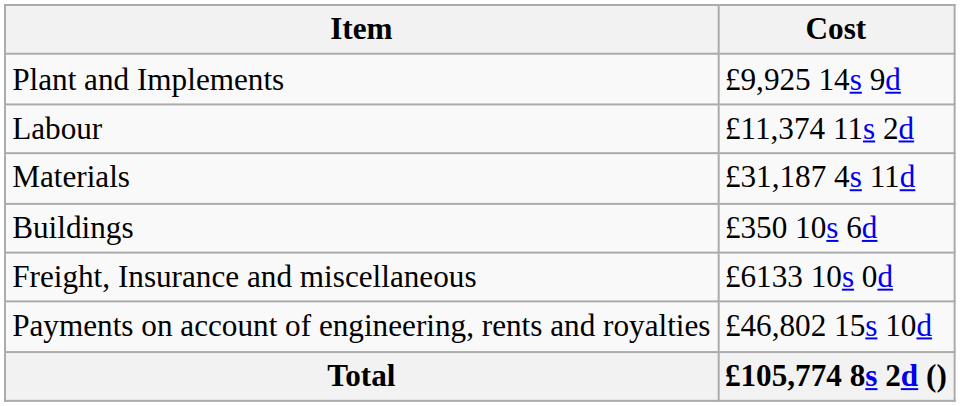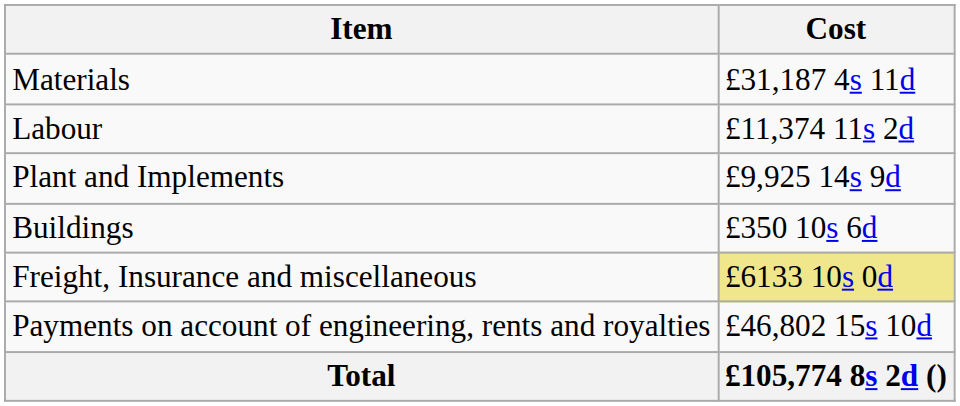rows swapped: (71, 177) <-> (148, 78)
(809, 276) no background -> (809, 276) khaki background
